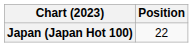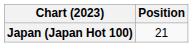(162, 32) 22 -> (162, 32) 21
